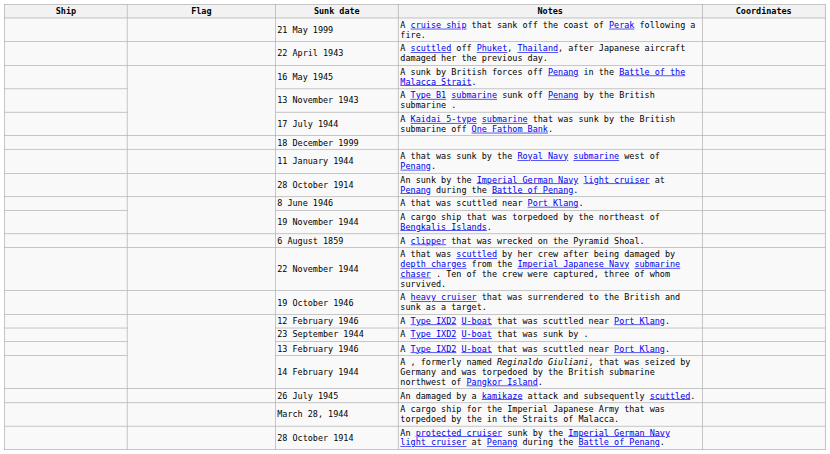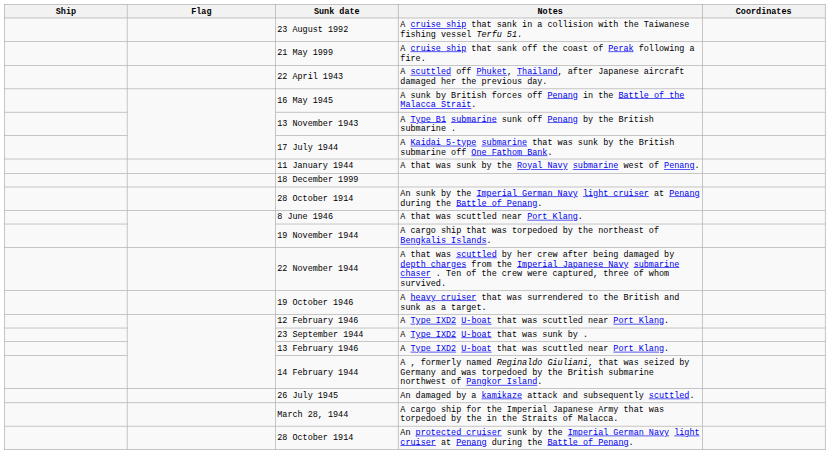+ row: (313, 30)
rows swapped: (318, 143) <-> (315, 161)
- row: (310, 241)
